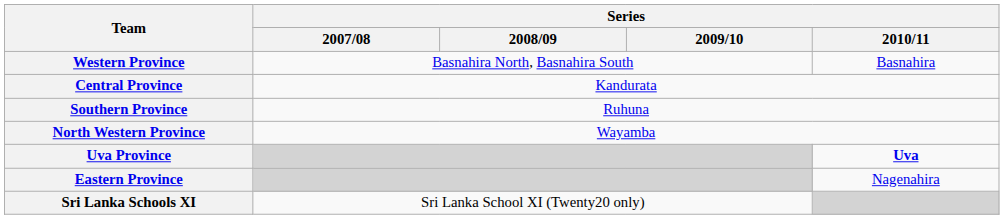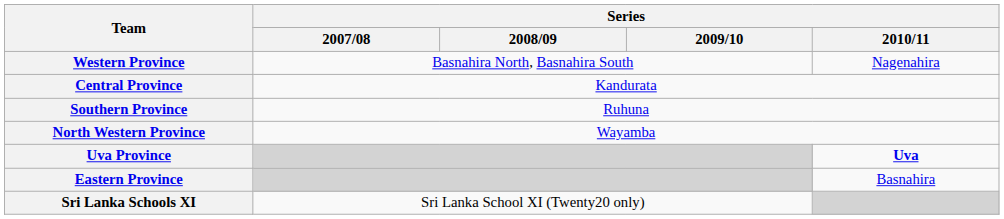(906, 62) Basnahira -> (906, 62) Nagenahira
(906, 179) Nagenahira -> (906, 179) Basnahira
